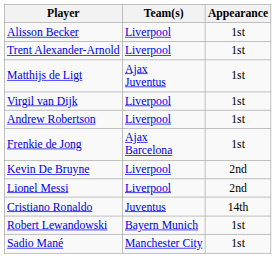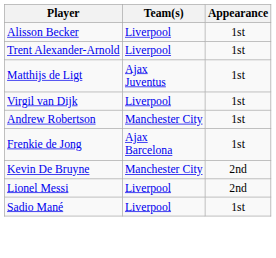(148, 119) Liverpool -> (164, 119) Manchester City
(148, 169) Liverpool -> (164, 169) Manchester City
- row: (50, 206)
- row: (57, 225)
(164, 243) Manchester City -> (148, 206) Liverpool
